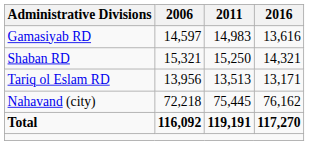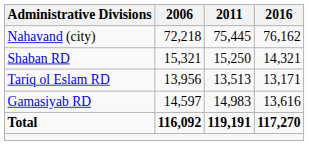rows swapped: (49, 36) <-> (52, 101)
